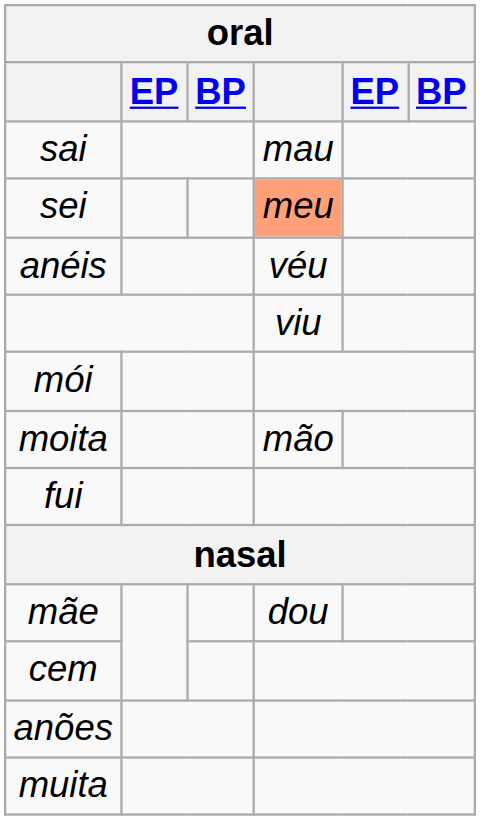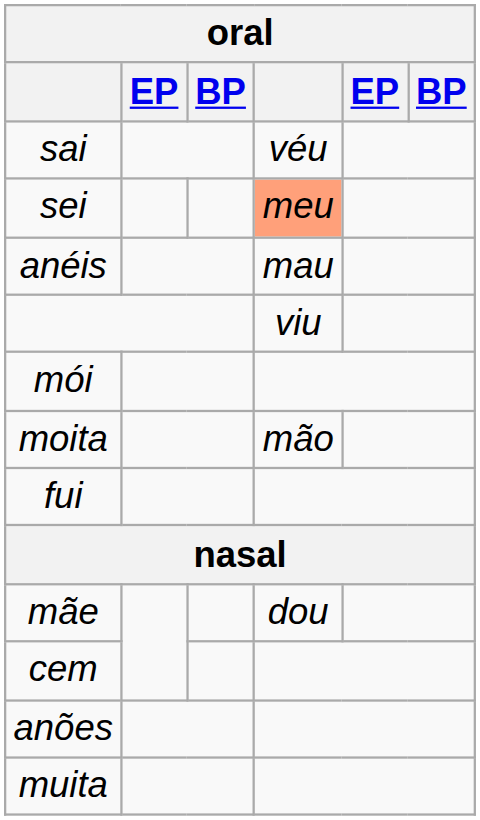(298, 149) mau -> (298, 149) véu
(298, 264) véu -> (298, 264) mau
